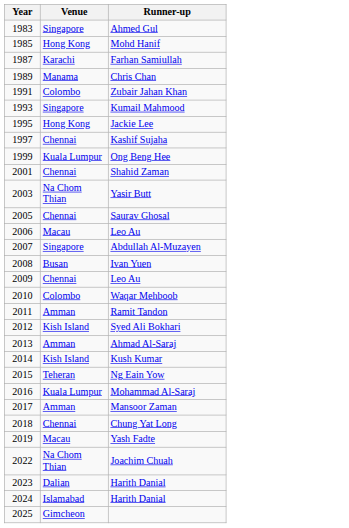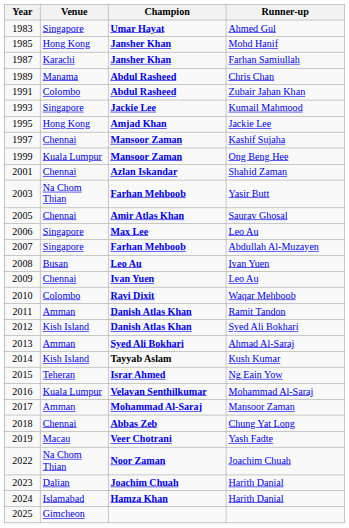+ column: (167, 12)
(56, 231) Macau -> (63, 231) Singapore
